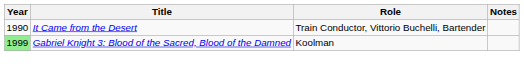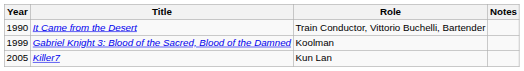(17, 43) lightgreen background -> (17, 43) no background
+ row: (46, 58)
